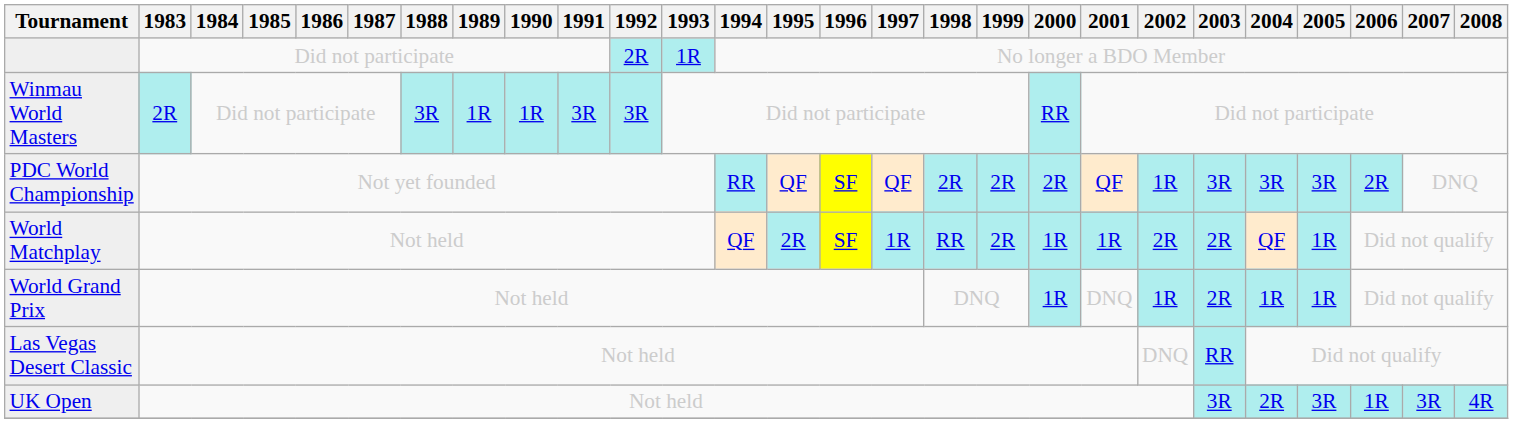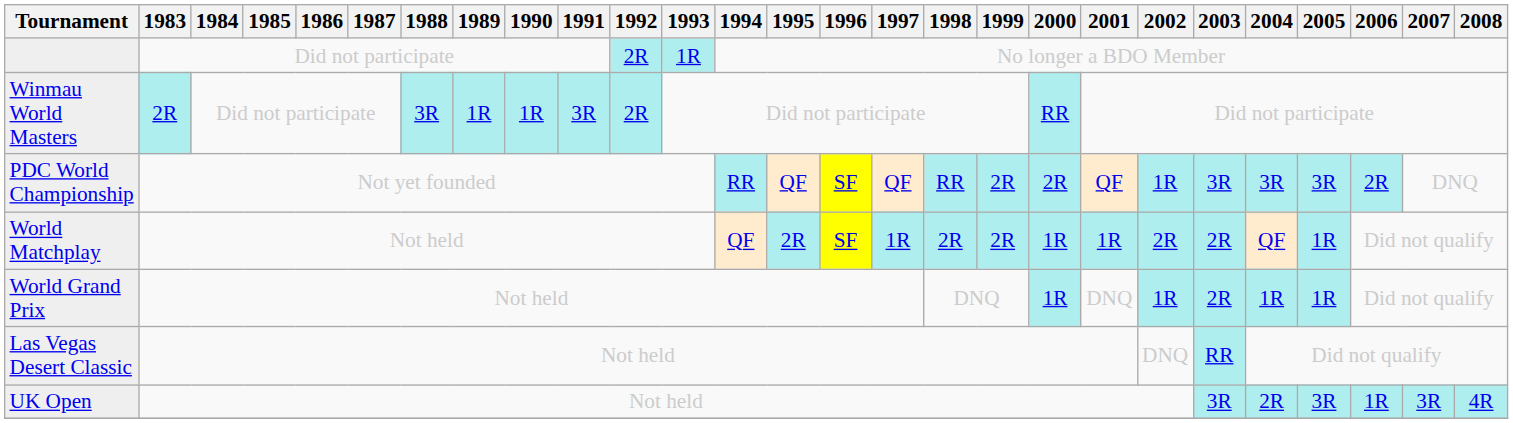(636, 112) 3R -> (636, 112) 2R
(950, 182) 2R -> (950, 182) RR
(950, 240) RR -> (950, 240) 2R
